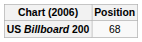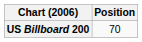(115, 29) 68 -> (115, 29) 70
